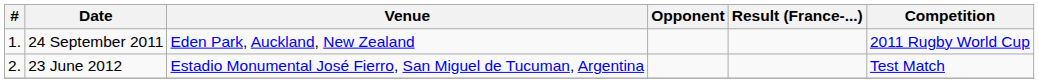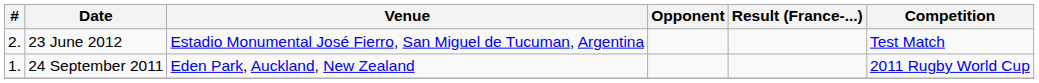rows swapped: (96, 41) <-> (75, 66)
